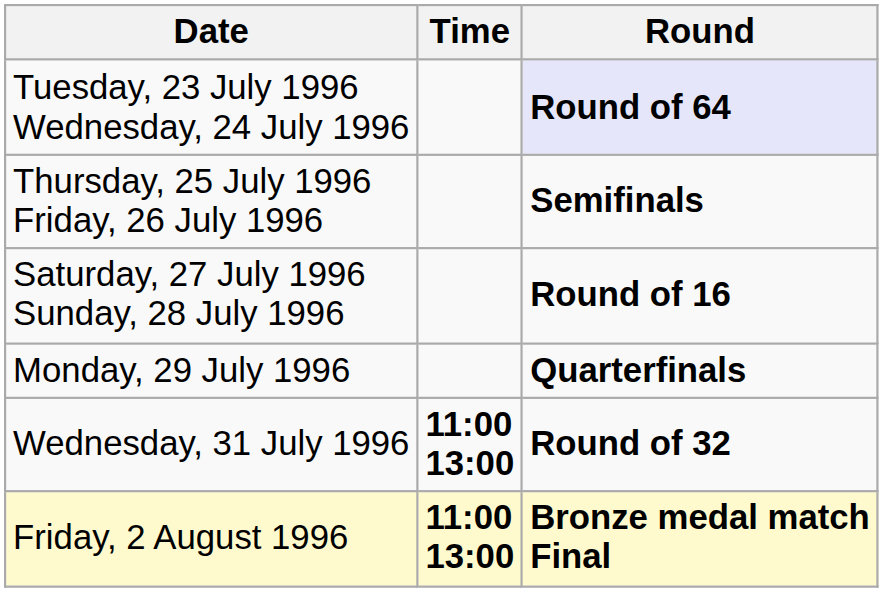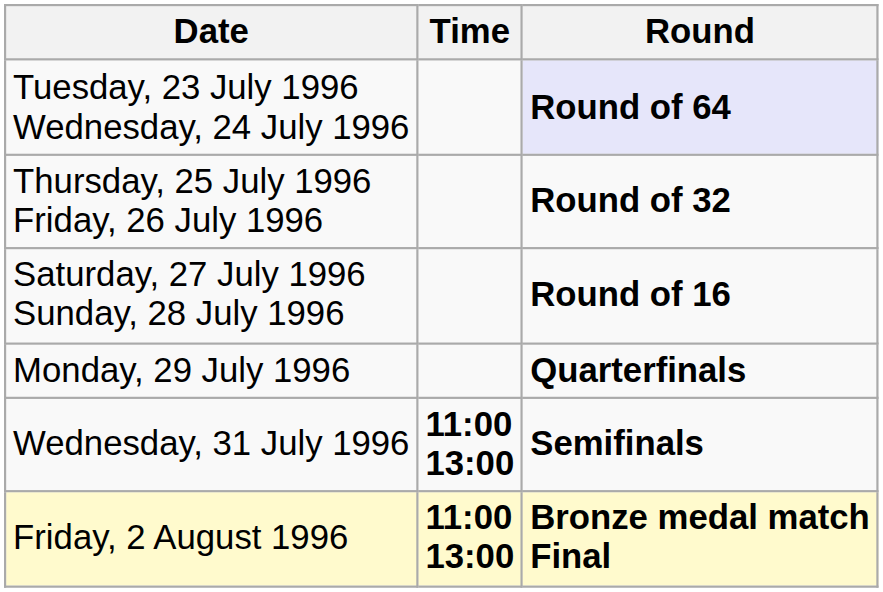(617, 200) Semifinals -> (631, 200) Round of 32
(631, 444) Round of 32 -> (617, 444) Semifinals
